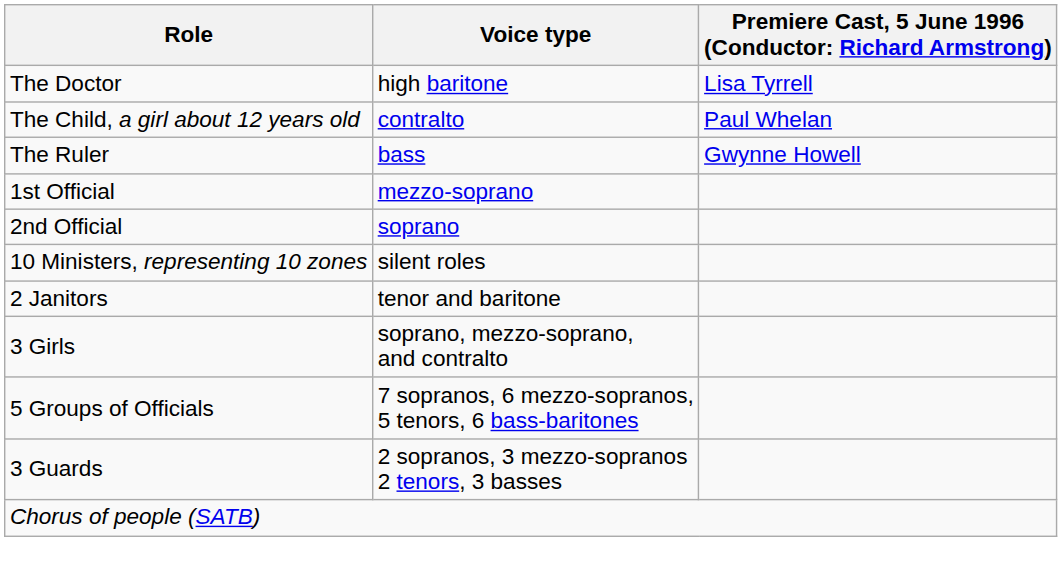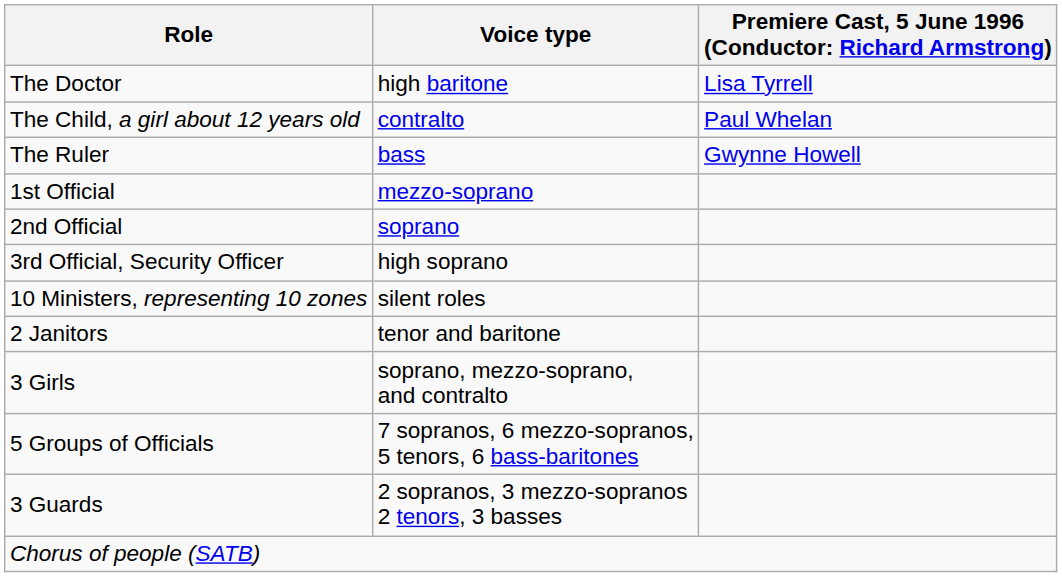+ row: (147, 262)
